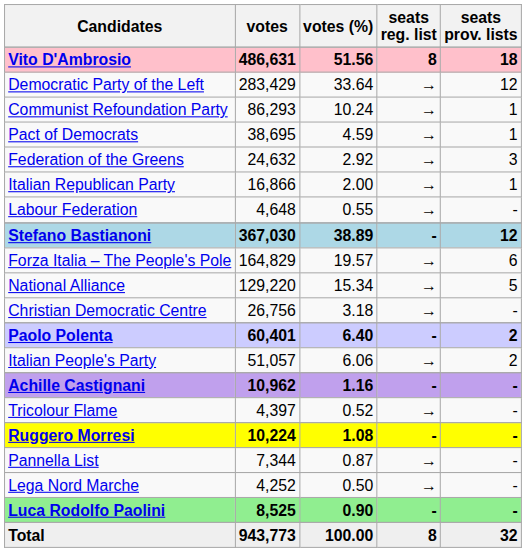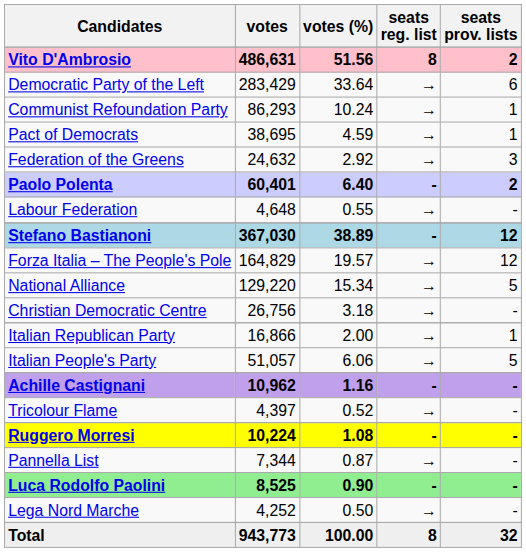(509, 60) 18 -> (513, 60) 2
(509, 85) 12 -> (513, 85) 6
rows swapped: (92, 185) <-> (60, 335)
(513, 260) 6 -> (509, 260) 12
(513, 360) 2 -> (513, 360) 5
rows swapped: (87, 510) <-> (74, 485)
